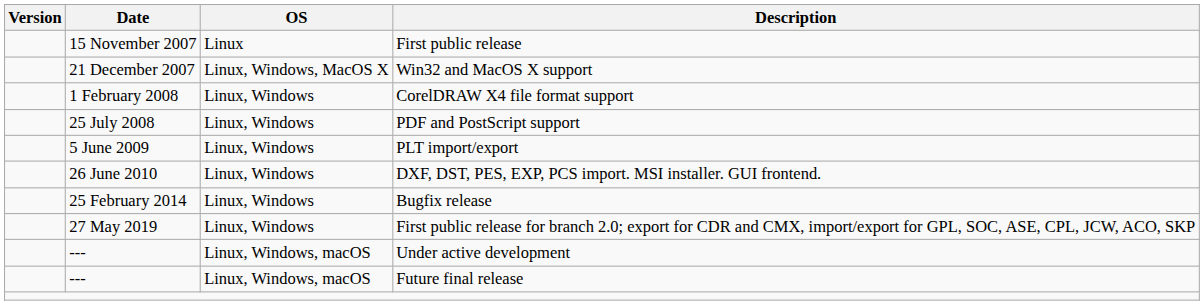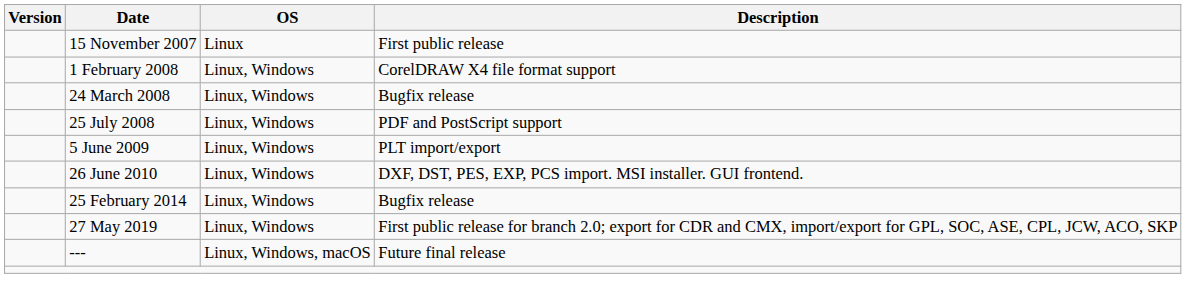- row: (132, 69)
+ row: (120, 95)
- row: (78, 252)
